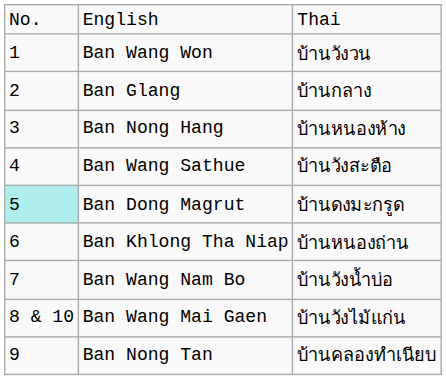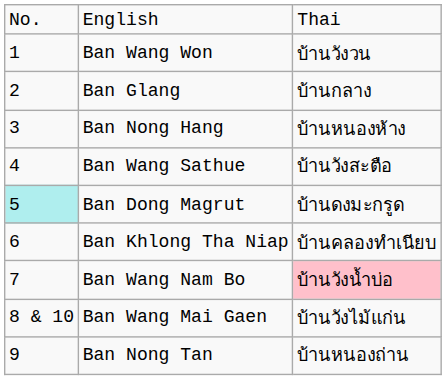(353, 243) บ้านหนองถ่าน -> (367, 243) บ้านคลองทำเนียบ
(345, 281) no background -> (345, 281) pink background
(367, 357) บ้านคลองทำเนียบ -> (353, 357) บ้านหนองถ่าน
